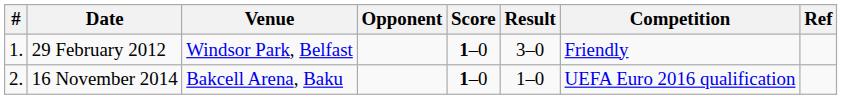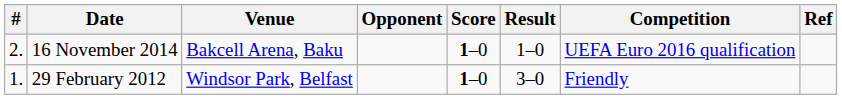rows swapped: (99, 49) <-> (105, 79)
